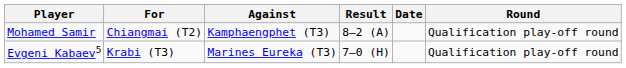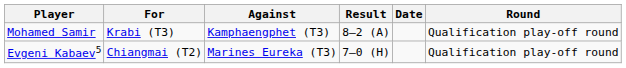(154, 32) Chiangmai (T2) -> (141, 32) Krabi (T3)
(141, 52) Krabi (T3) -> (154, 52) Chiangmai (T2)
